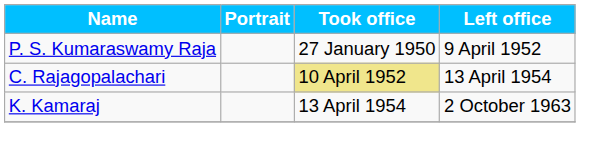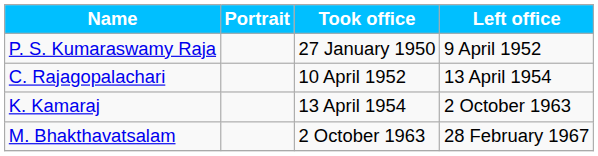(352, 77) khaki background -> (352, 77) no background
+ row: (92, 135)
